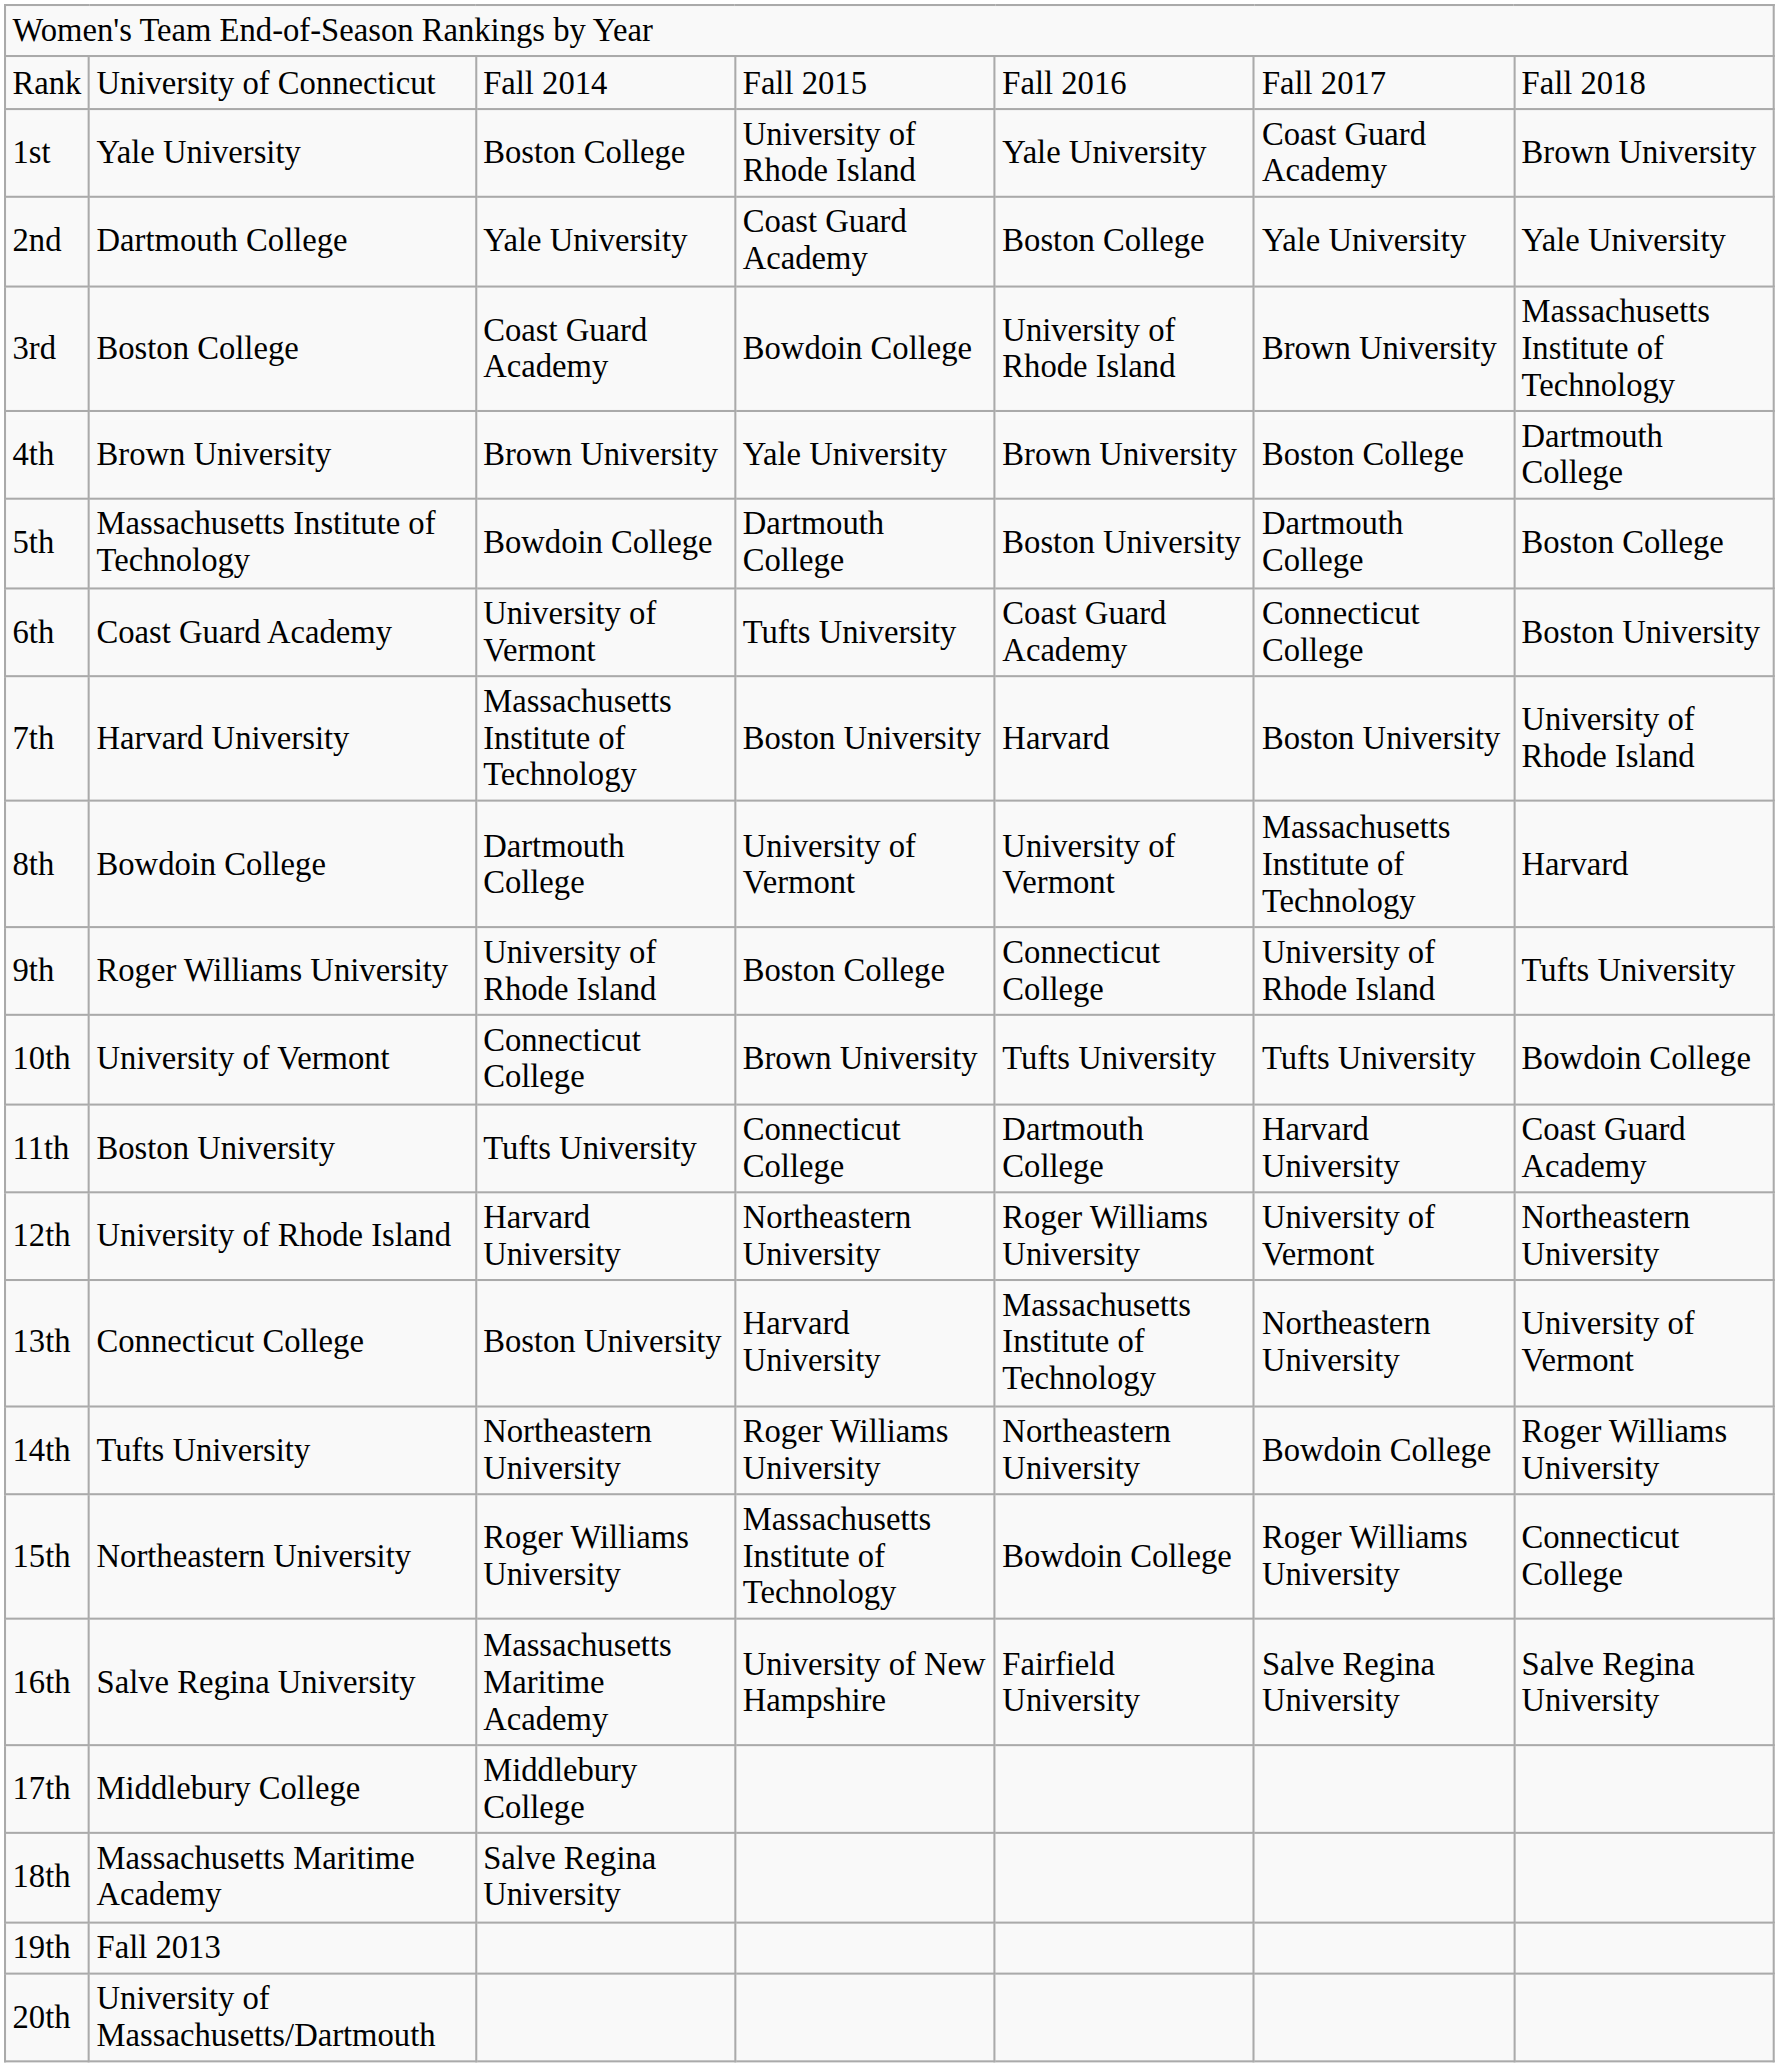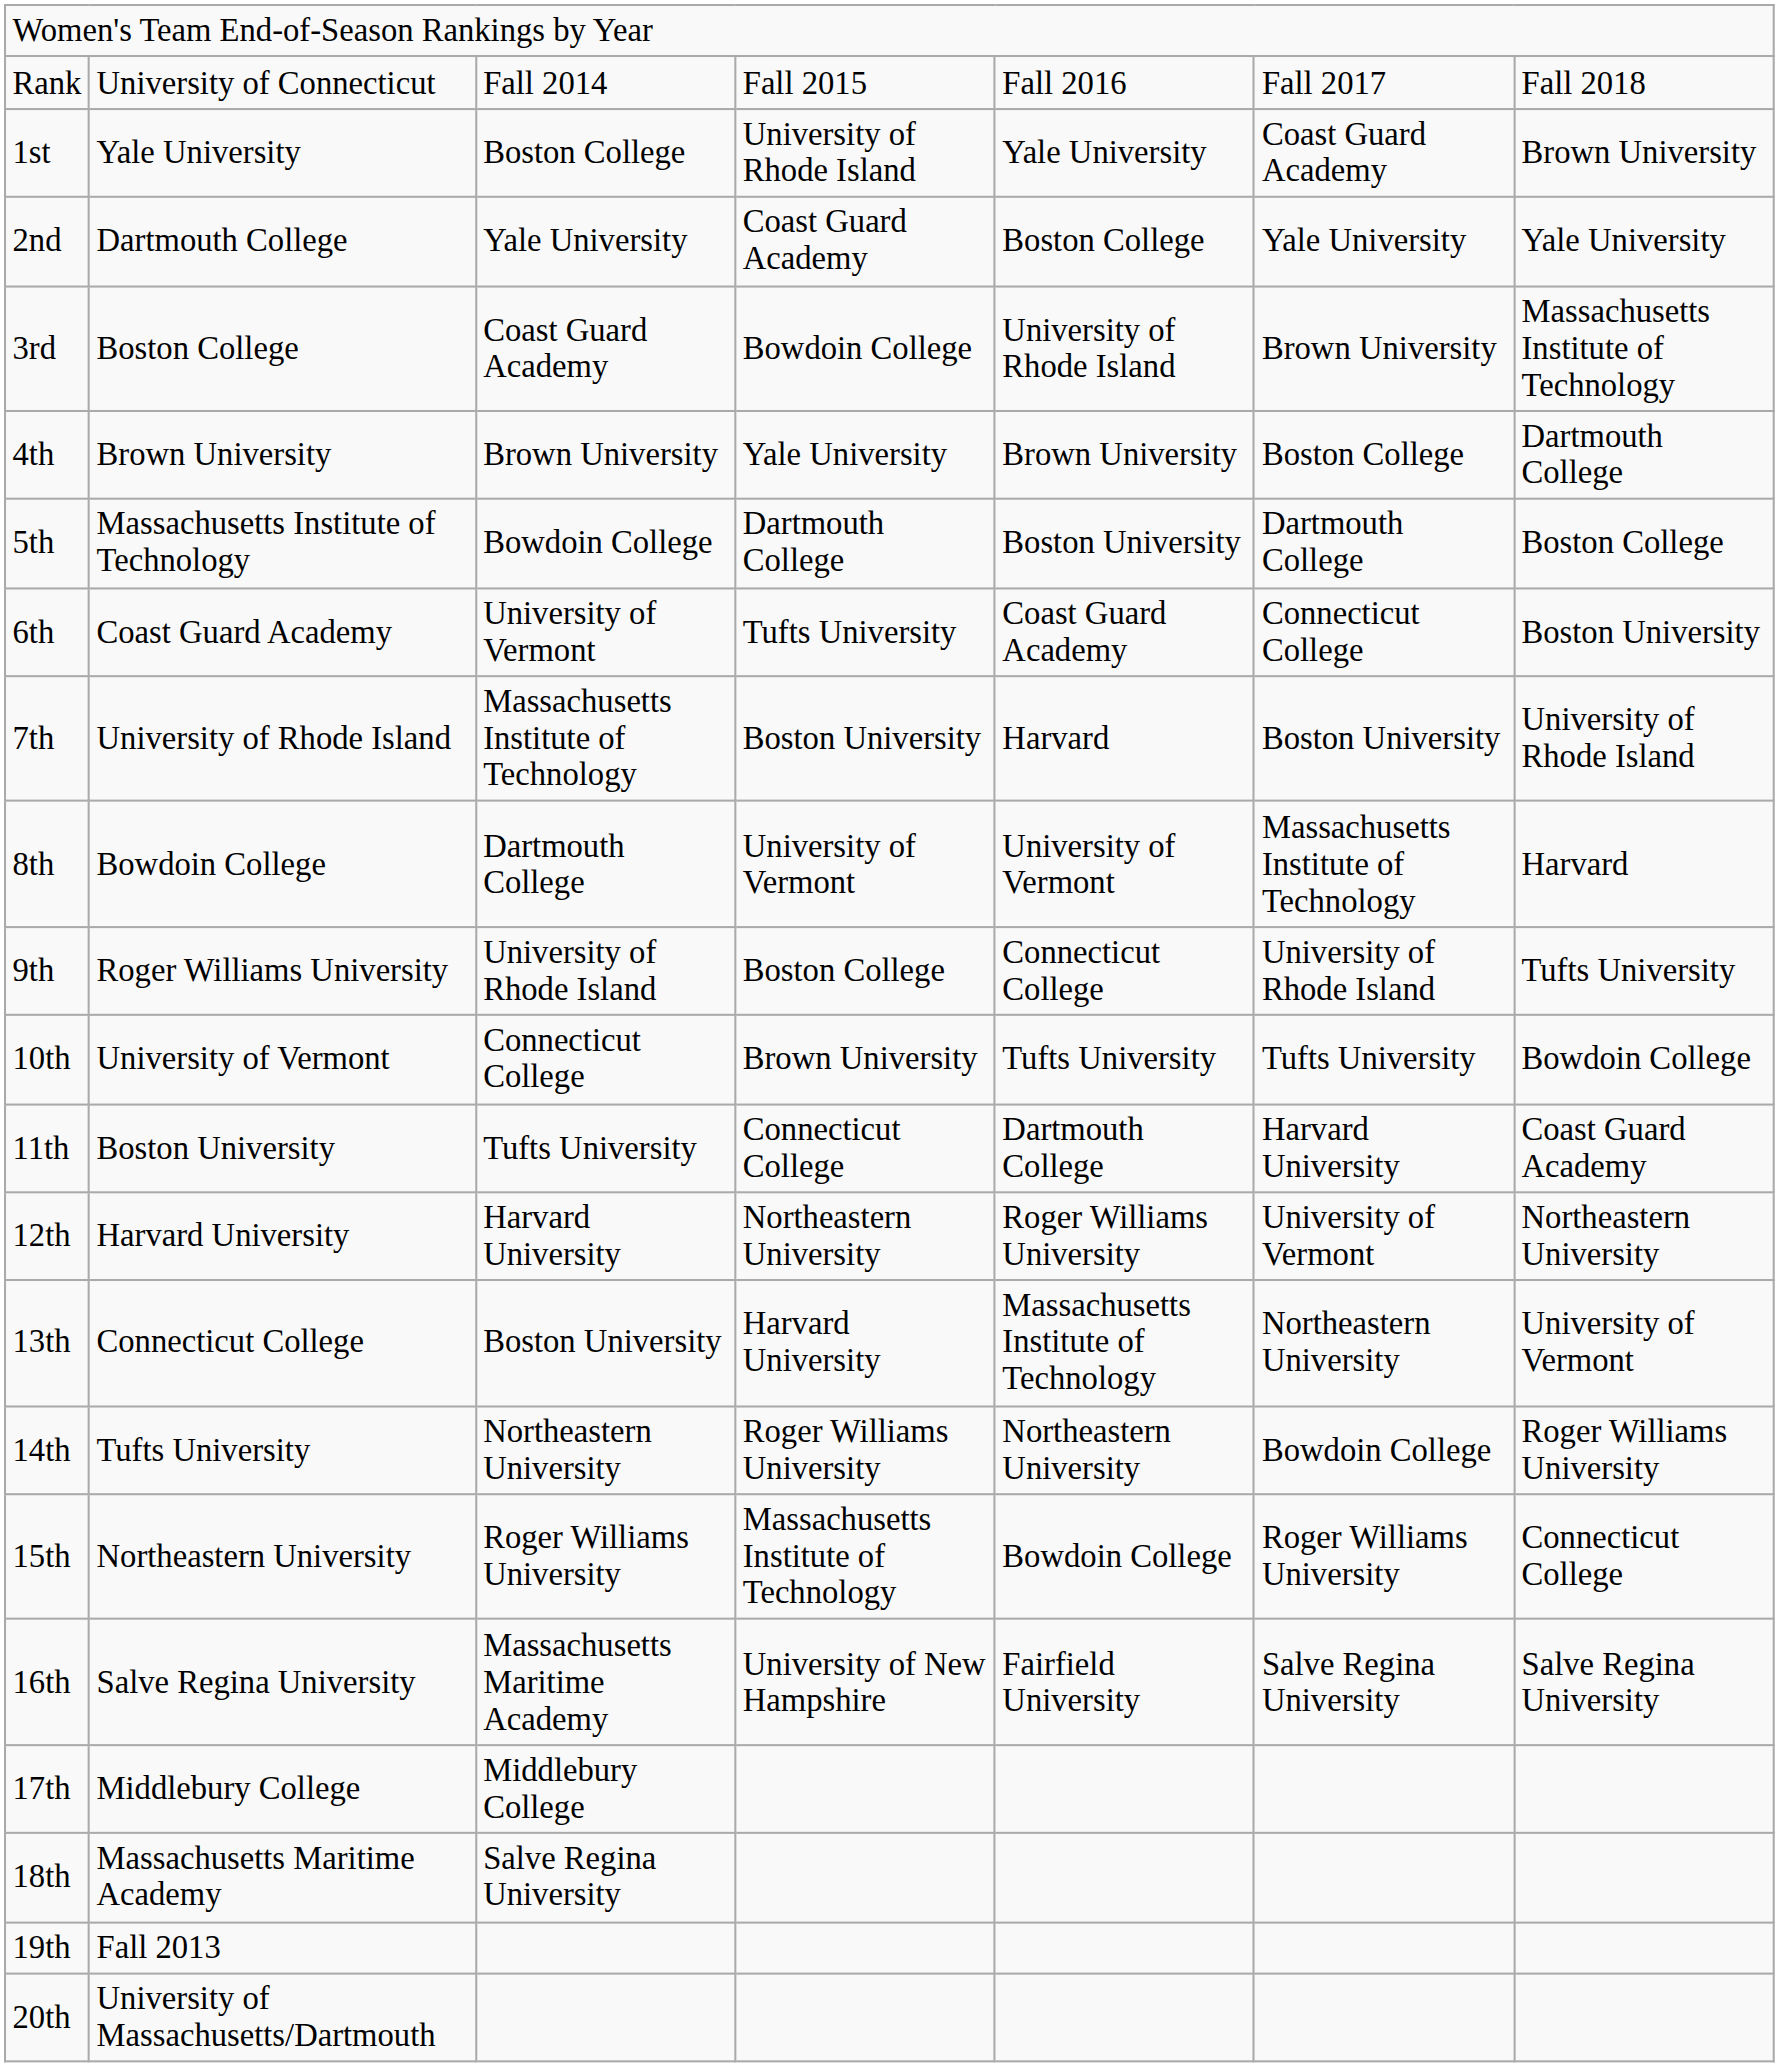(223, 738) Harvard University -> (274, 738) University of Rhode Island
(274, 1235) University of Rhode Island -> (223, 1235) Harvard University
